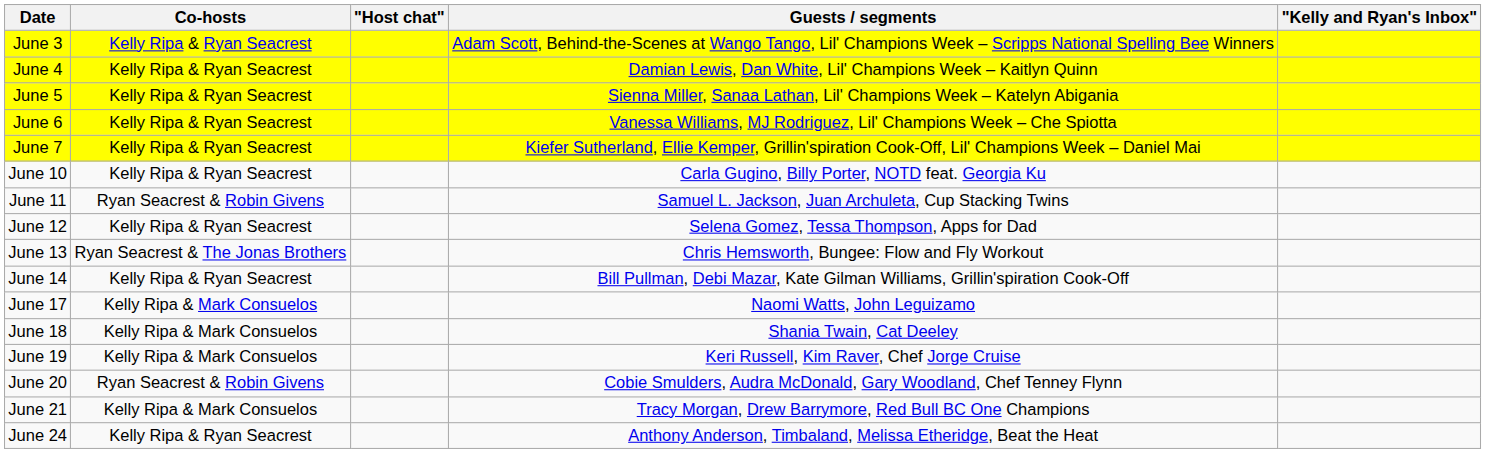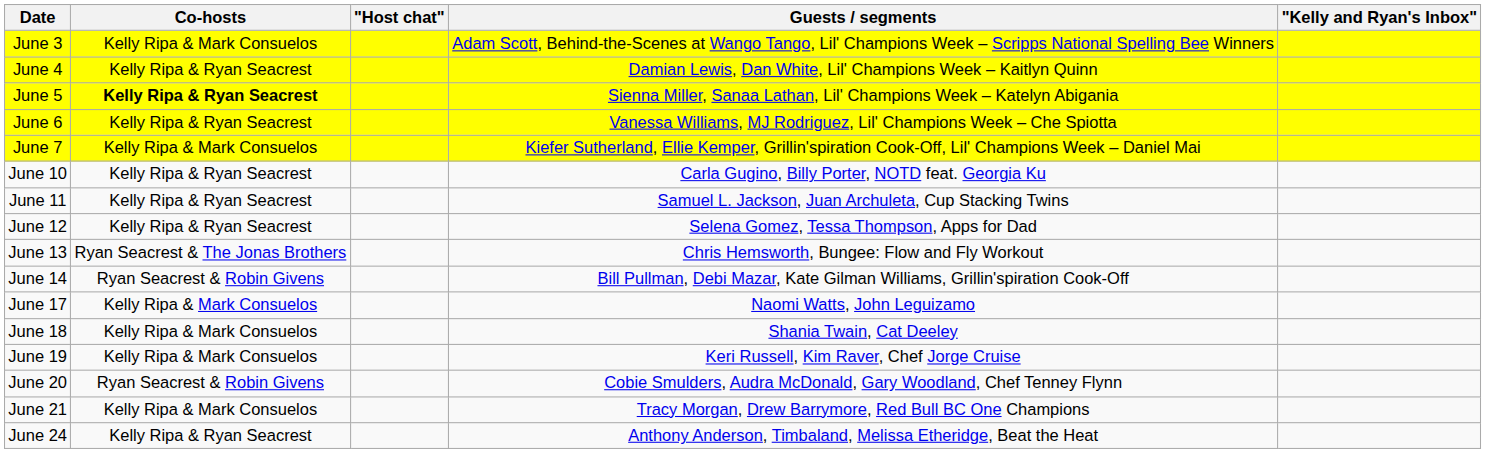(210, 43) Kelly Ripa & Ryan Seacrest -> (210, 43) Kelly Ripa & Mark Consuelos
(210, 95) normal -> (210, 95) bold
(210, 148) Kelly Ripa & Ryan Seacrest -> (210, 148) Kelly Ripa & Mark Consuelos
(210, 200) Ryan Seacrest & Robin Givens -> (210, 200) Kelly Ripa & Ryan Seacrest
(210, 278) Kelly Ripa & Ryan Seacrest -> (210, 278) Ryan Seacrest & Robin Givens
